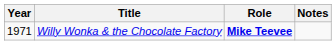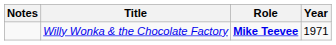columns swapped: (19, 13) <-> (313, 13)
